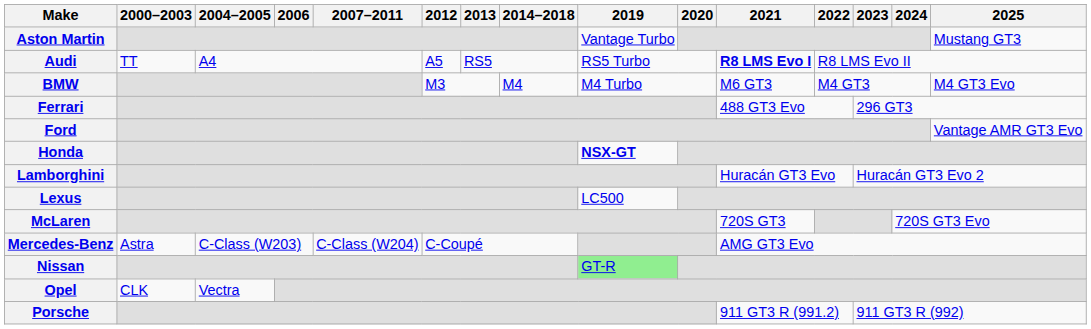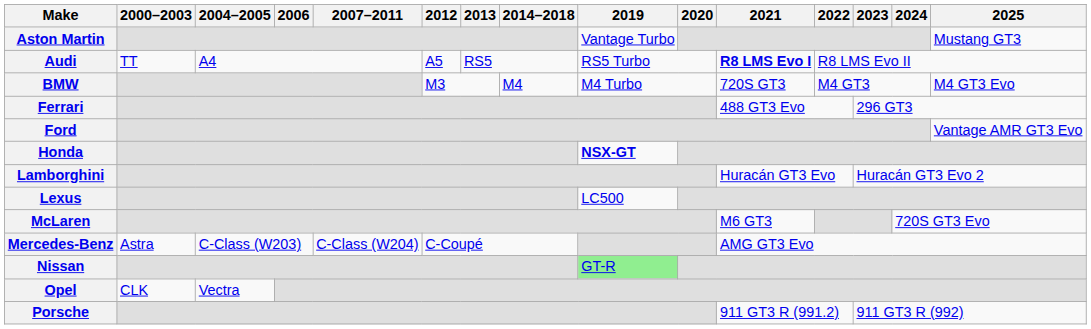(746, 84) M6 GT3 -> (753, 84) 720S GT3
(753, 221) 720S GT3 -> (746, 221) M6 GT3
